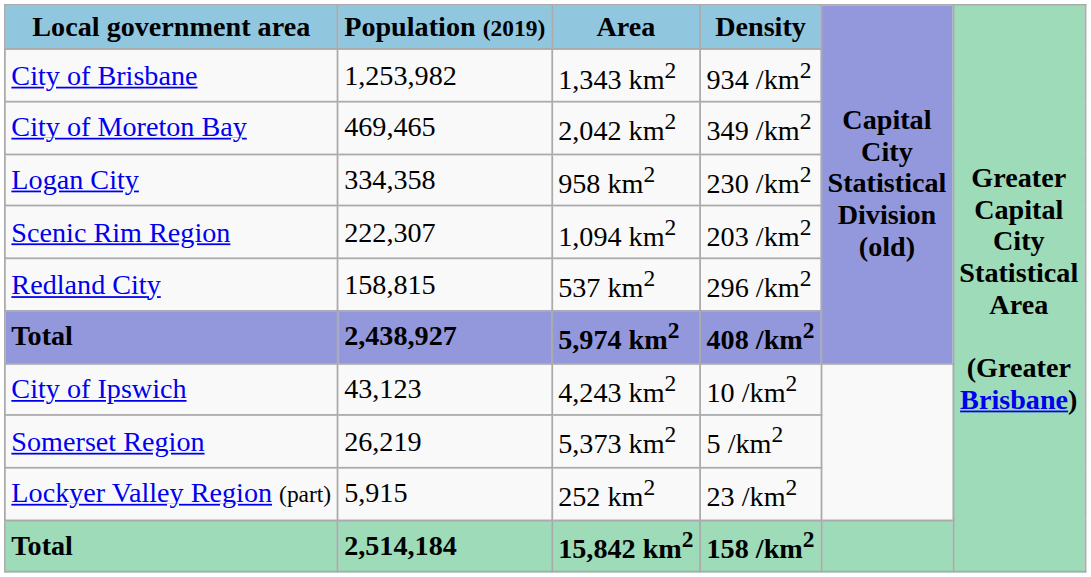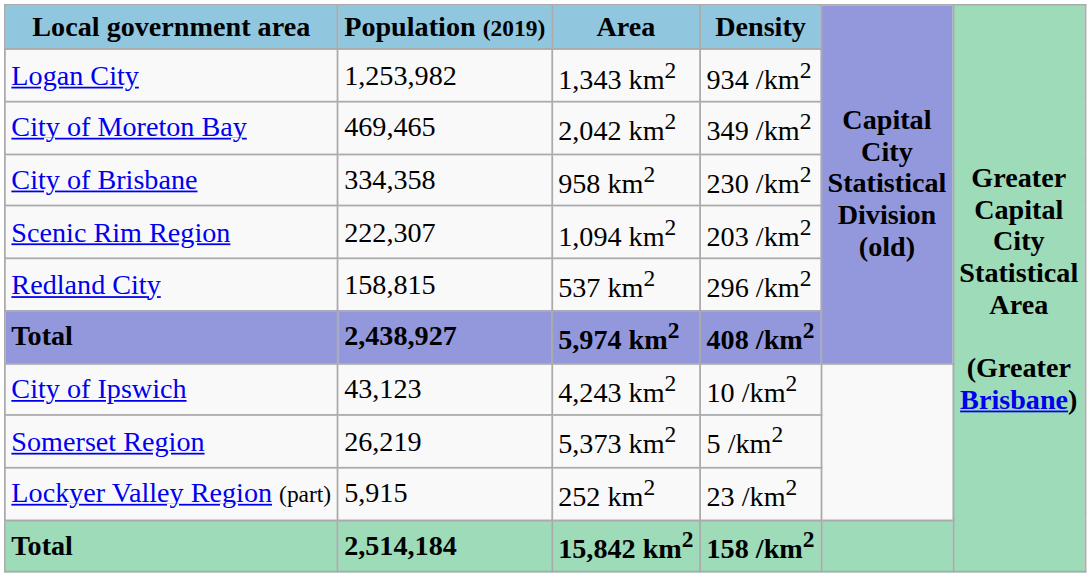(104, 75) City of Brisbane -> (75, 75) Logan City
(75, 179) Logan City -> (104, 179) City of Brisbane
